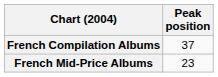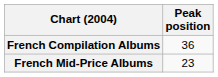(188, 44) 37 -> (188, 44) 36
